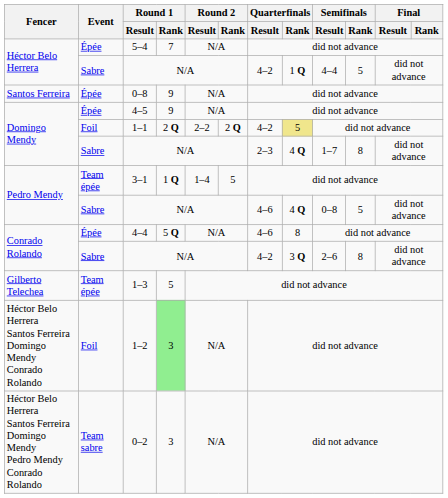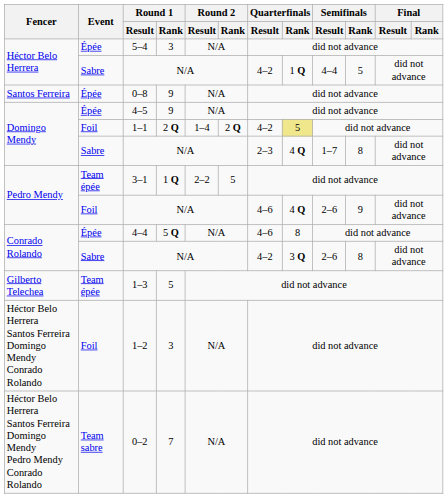(171, 47) 7 -> (171, 47) 3
(202, 128) 2–2 -> (202, 128) 1–4
(202, 180) 1–4 -> (202, 180) 2–2
(93, 210) Sabre -> (89, 210) Foil
(329, 210) 0–8 -> (329, 210) 2–6
(360, 210) 5 -> (360, 210) 9
(171, 345) lightgreen background -> (171, 345) no background
(171, 442) 3 -> (171, 442) 7
